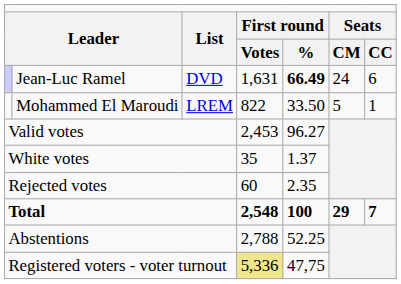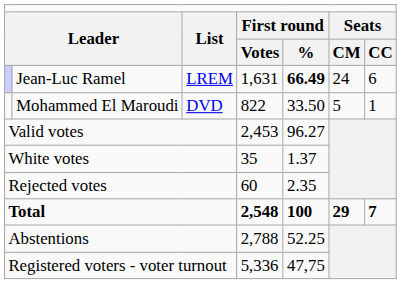(204, 78) DVD -> (210, 78) LREM
(210, 105) LREM -> (204, 105) DVD
(260, 265) khaki background -> (260, 265) no background
